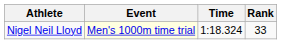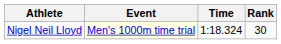(261, 30) 33 -> (261, 30) 30
